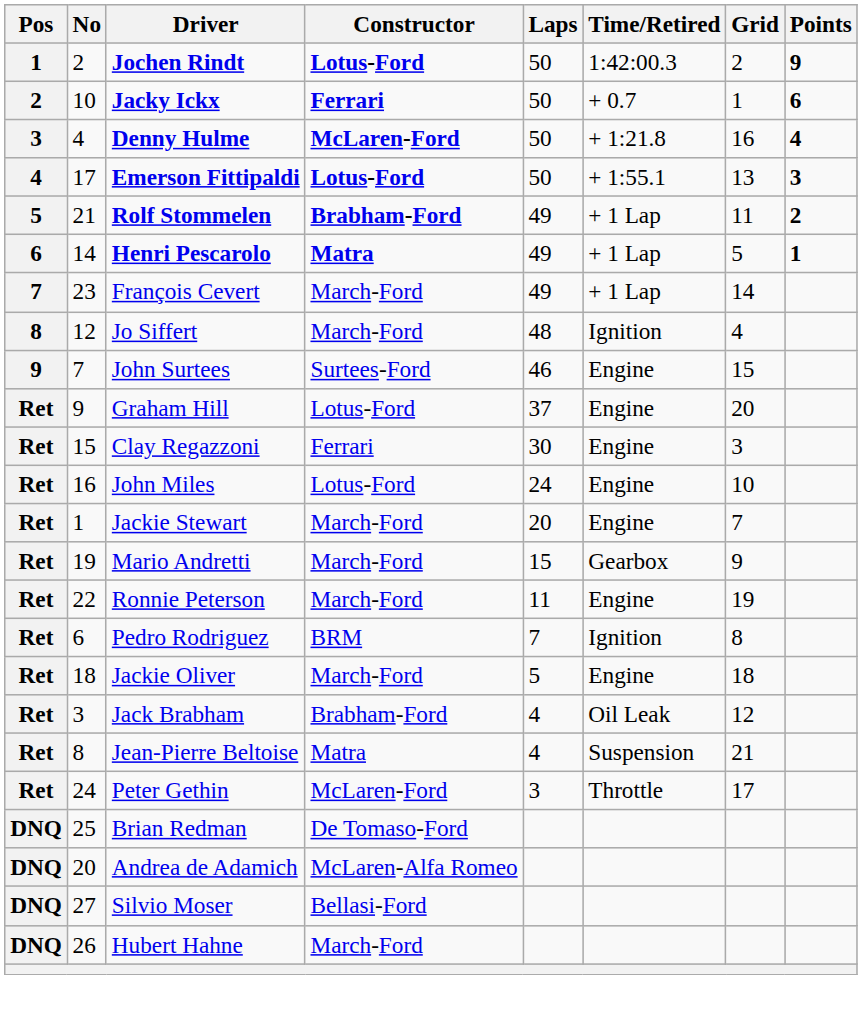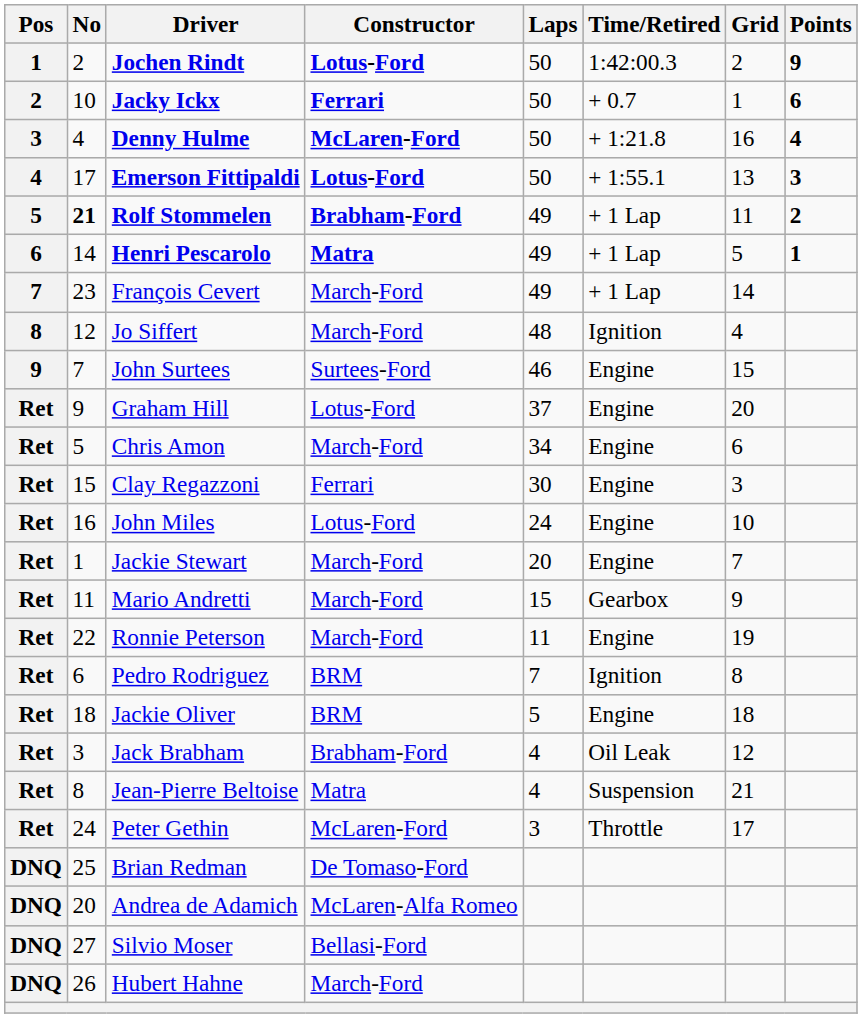(84, 215) normal -> (84, 215) bold
+ row: (168, 445)
(84, 560) 19 -> (84, 599) 11
(367, 675) March-Ford -> (336, 714) BRM
